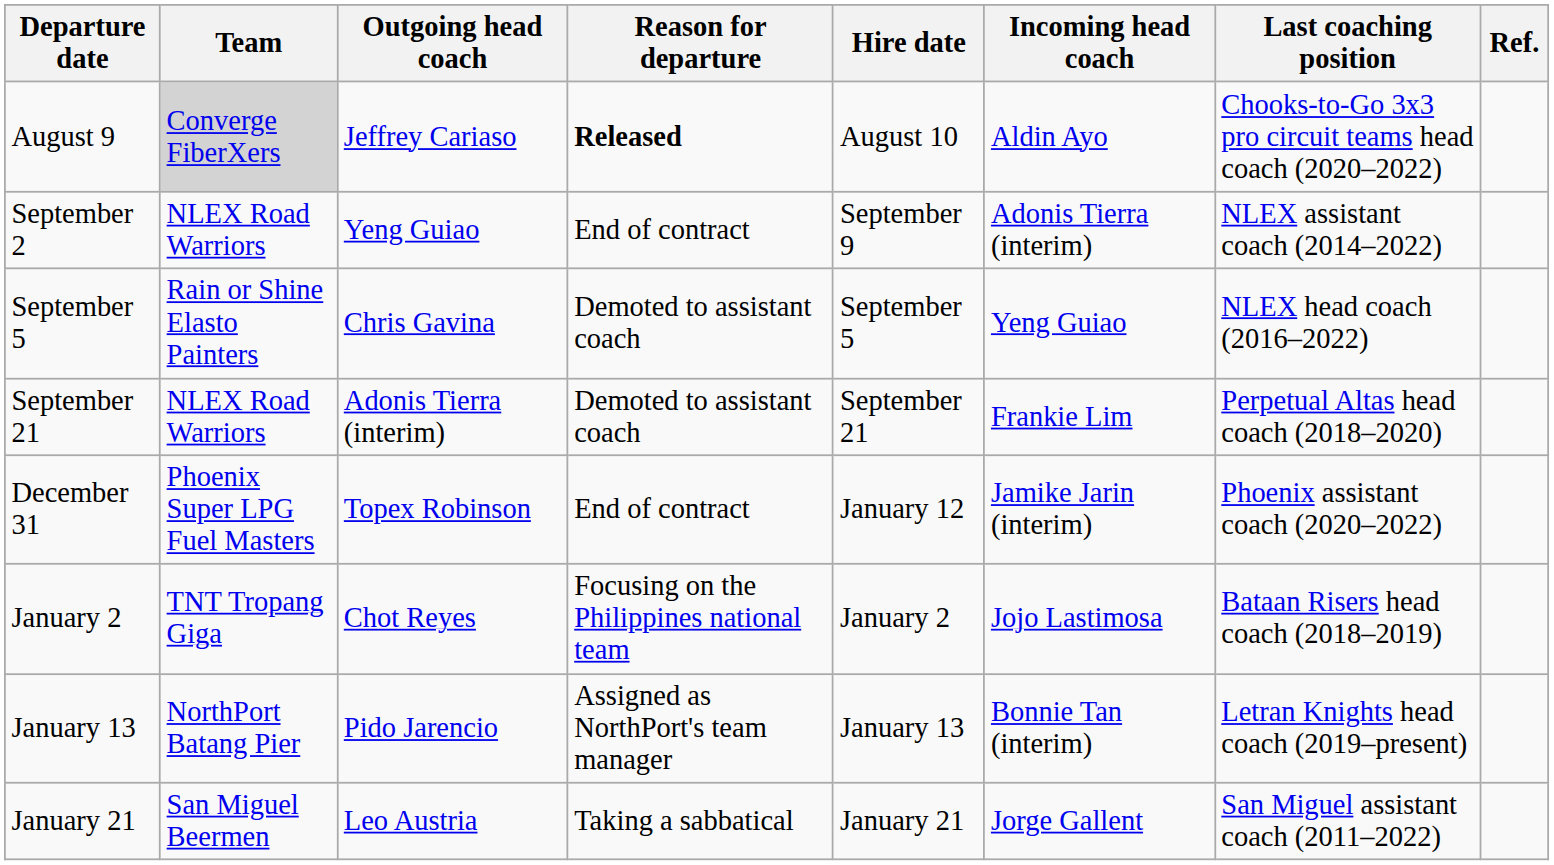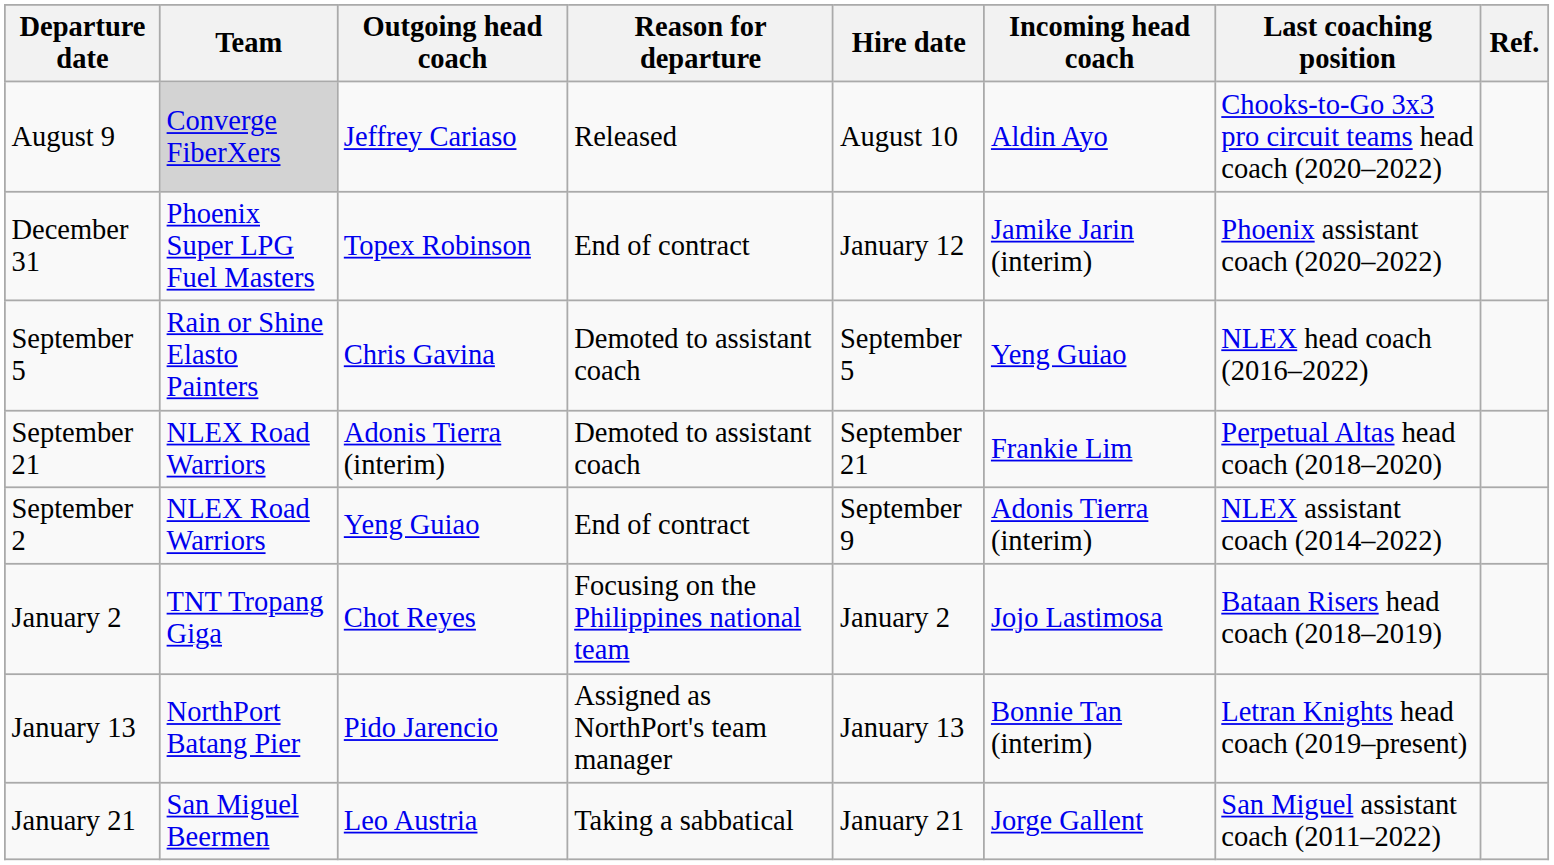(628, 136) bold -> (626, 136) normal
rows swapped: (72, 229) <-> (70, 509)
